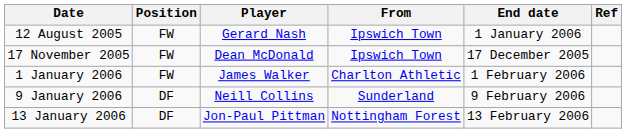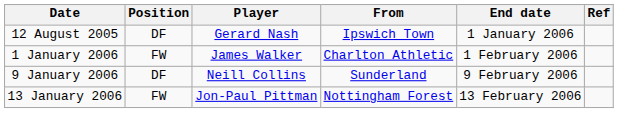(166, 36) FW -> (159, 36) DF
- row: (69, 56)
(166, 118) DF -> (159, 97) FW
